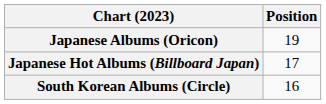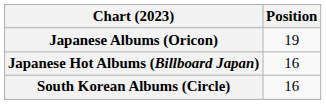(292, 63) 17 -> (292, 63) 16
